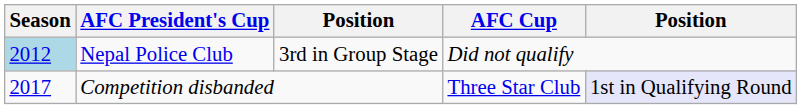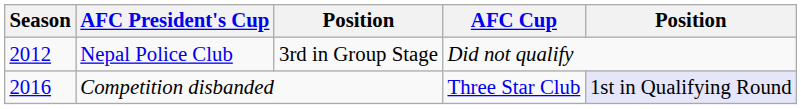(30, 53) lightblue background -> (30, 53) no background
(30, 86) 2017 -> (30, 86) 2016
